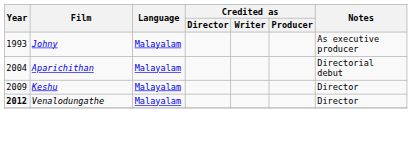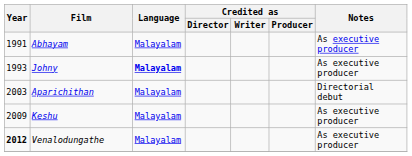+ row: (50, 44)
(158, 44) normal -> (158, 68) bold
(17, 68) 2004 -> (17, 92) 2003
(338, 87) Director -> (348, 116) As executive producer
(338, 101) Director -> (348, 140) As executive producer
